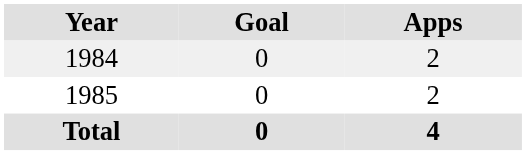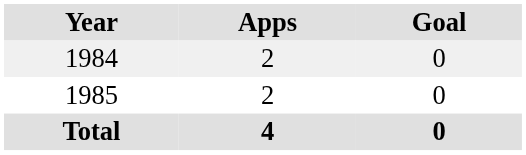columns swapped: (433, 21) <-> (262, 21)
